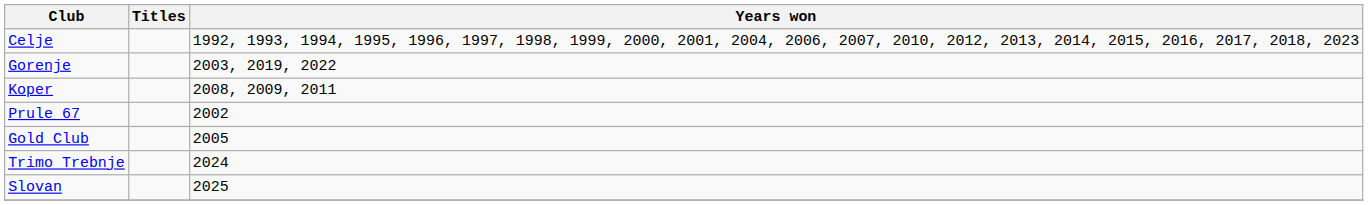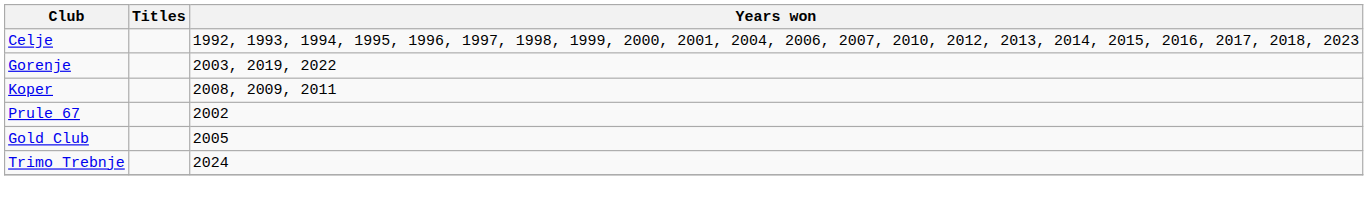- row: (35, 187)
